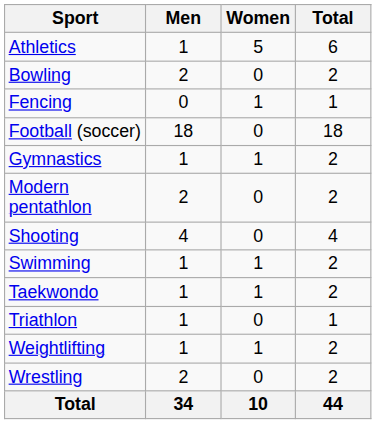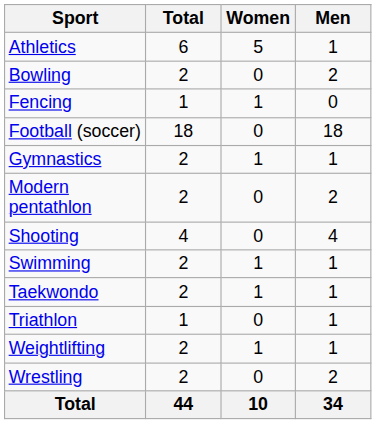columns swapped: (183, 18) <-> (333, 18)
